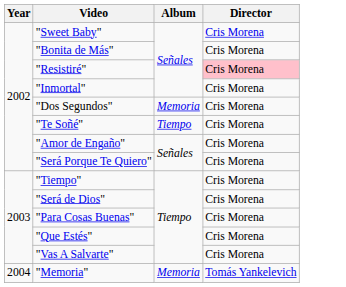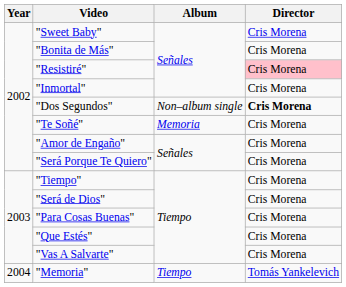(178, 106) Memoria -> (200, 106) Non–album single
(235, 106) normal -> (280, 106) bold
(174, 124) Tiempo -> (178, 124) Memoria
(178, 273) Memoria -> (174, 273) Tiempo
